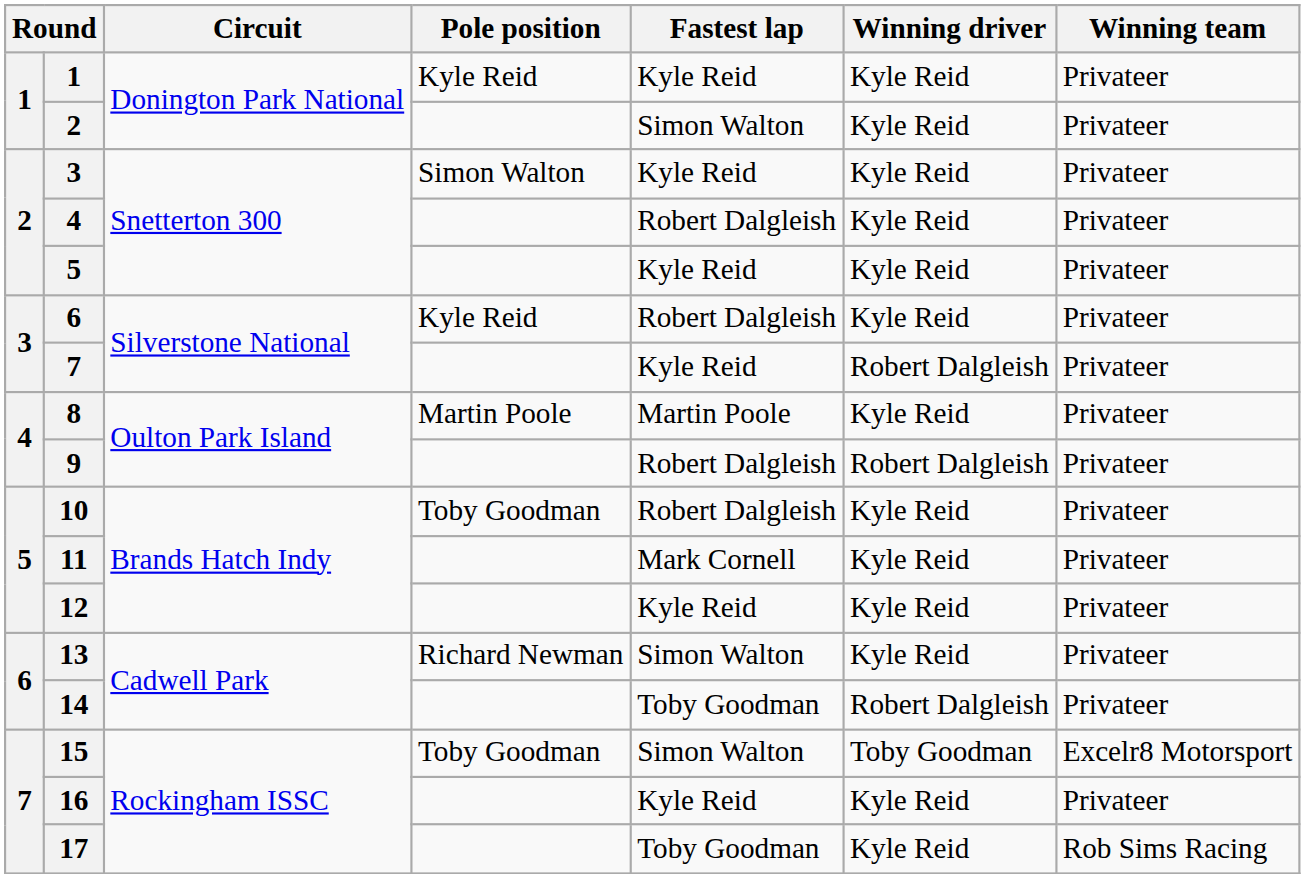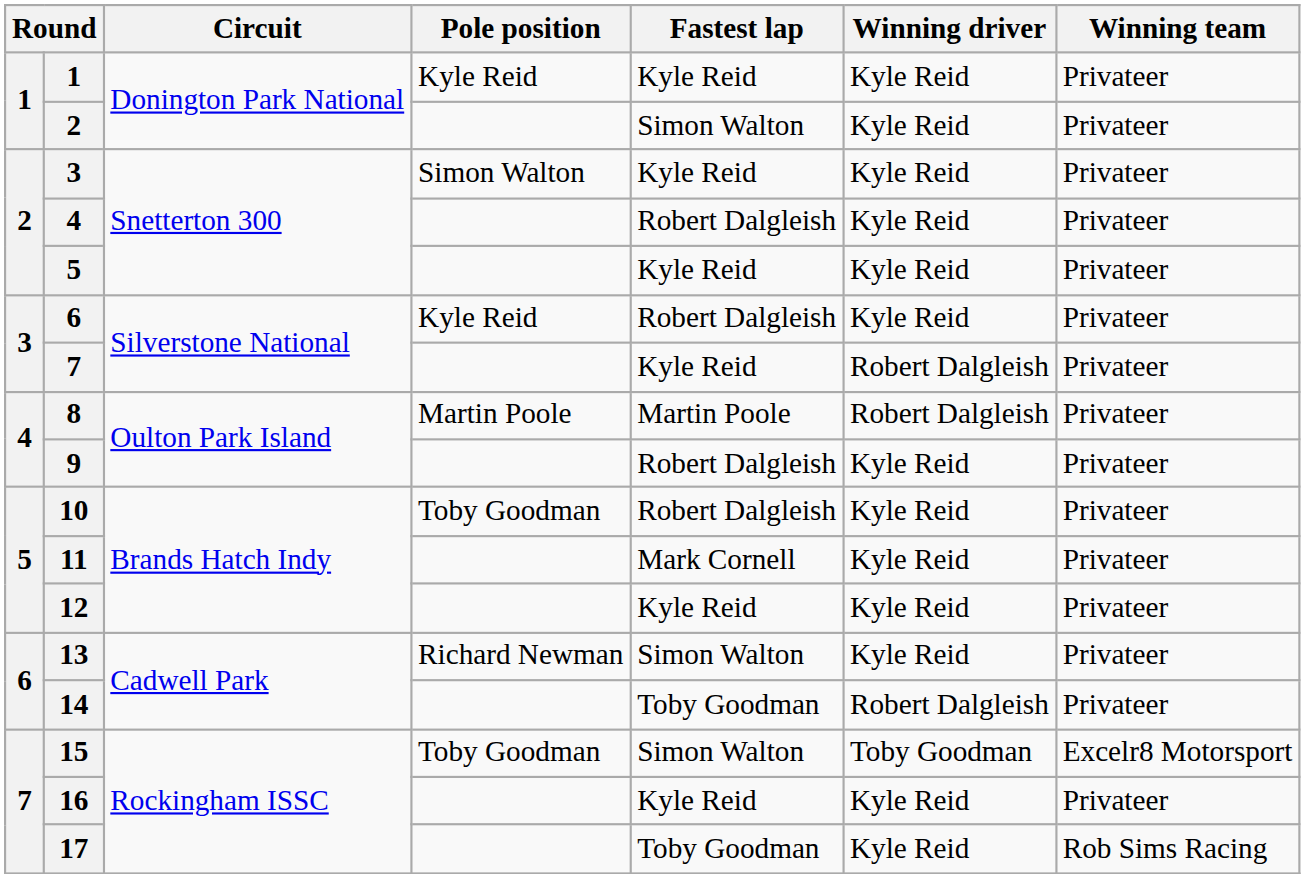(910, 414) Kyle Reid -> (949, 414) Robert Dalgleish
(949, 462) Robert Dalgleish -> (910, 462) Kyle Reid
